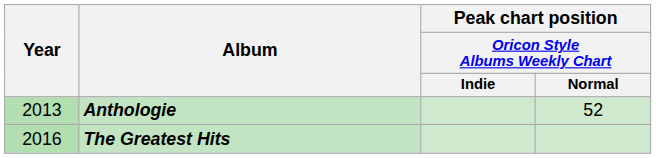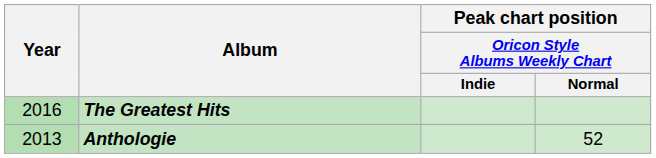rows swapped: (130, 110) <-> (157, 138)
